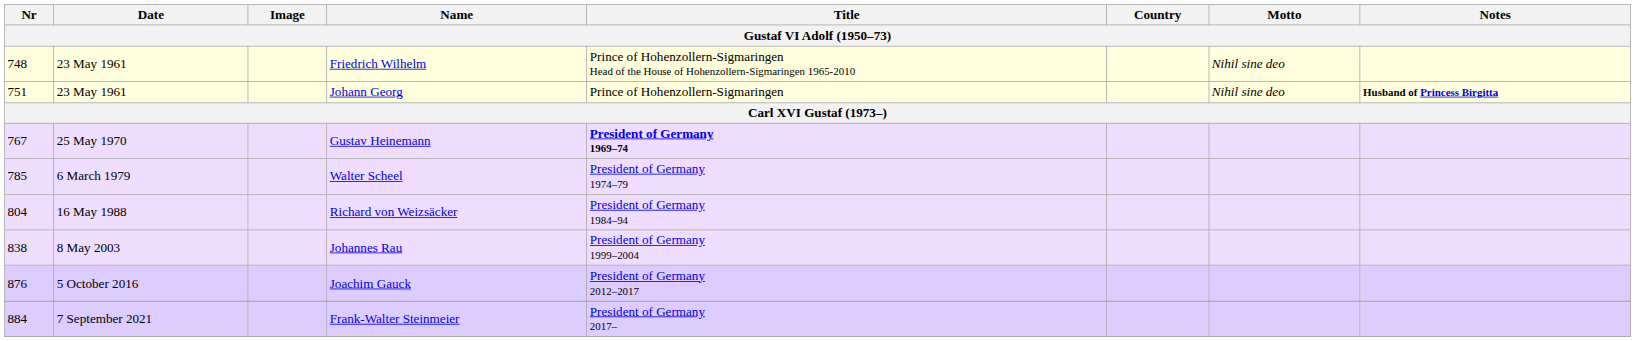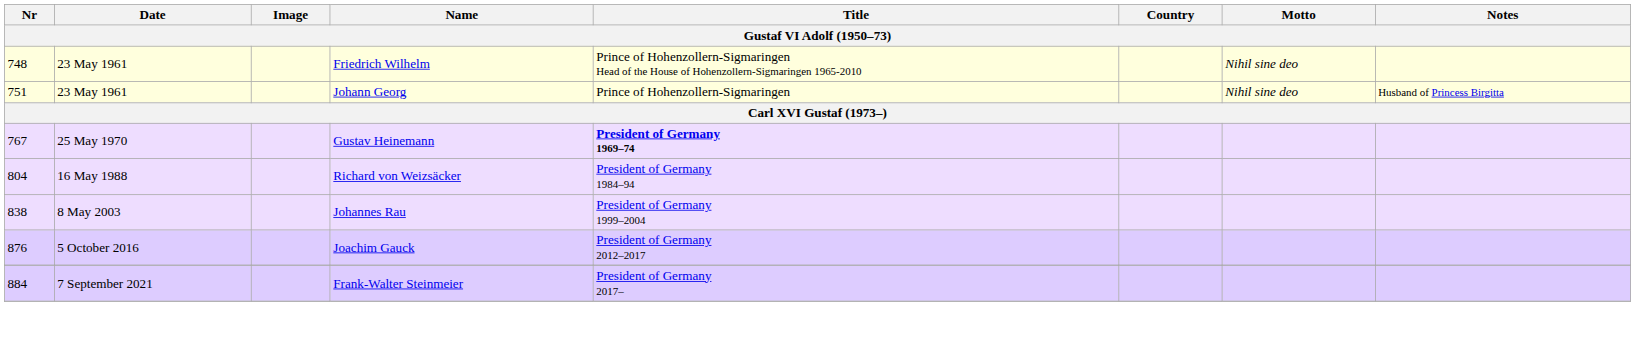(1431, 92) bold -> (1441, 92) normal
- row: (366, 176)
